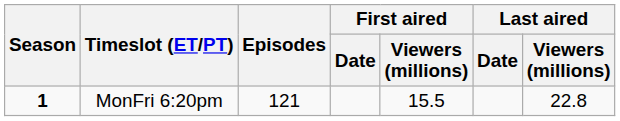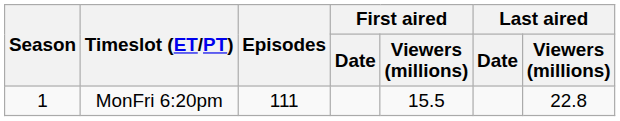(43, 100) bold -> (43, 100) normal
(284, 100) 121 -> (284, 100) 111
